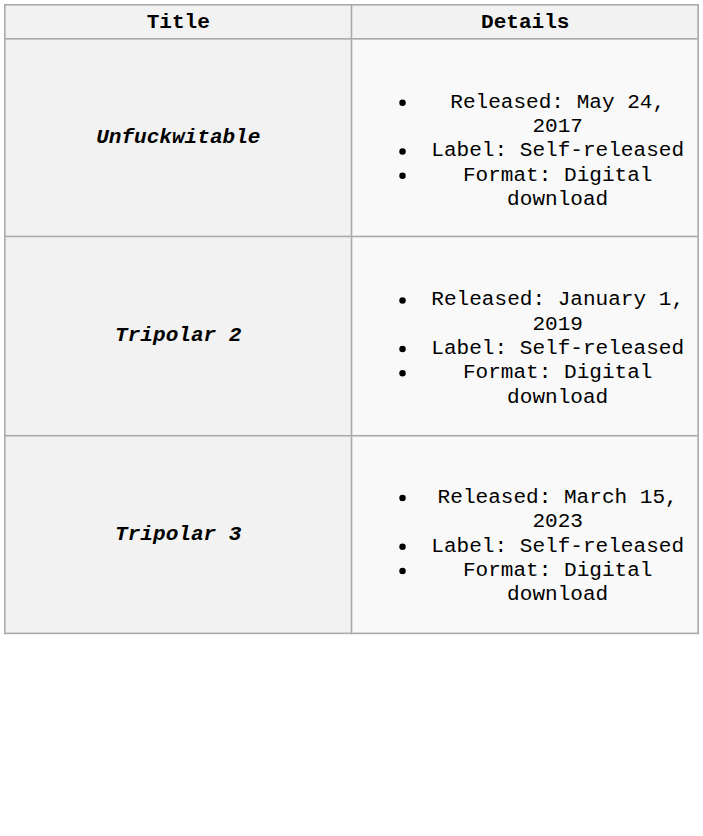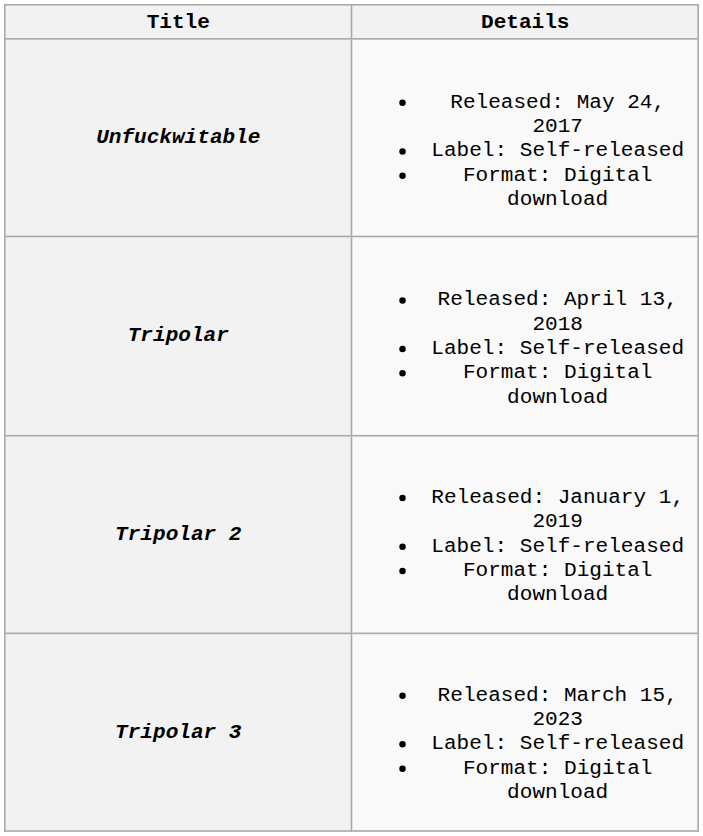+ row: (178, 336)
